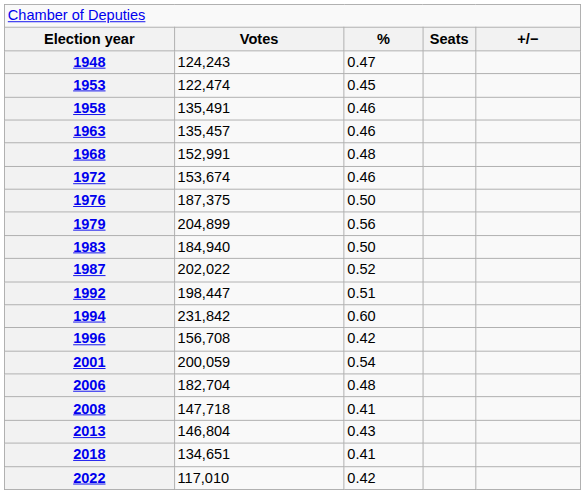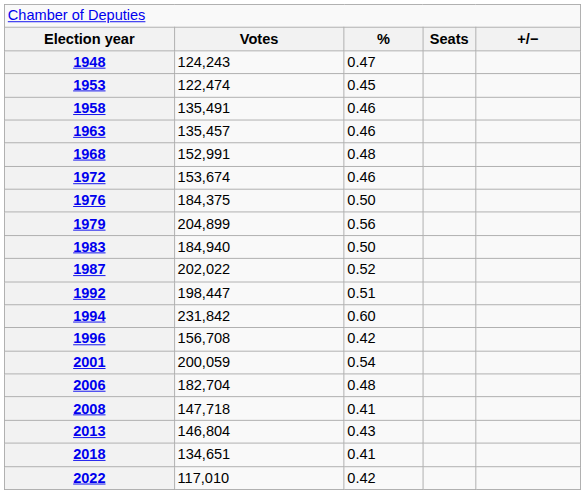(204, 200) 187,375 -> (204, 200) 184,375
